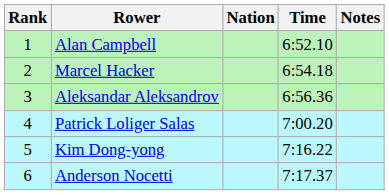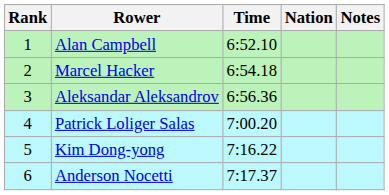columns swapped: (251, 17) <-> (308, 17)
